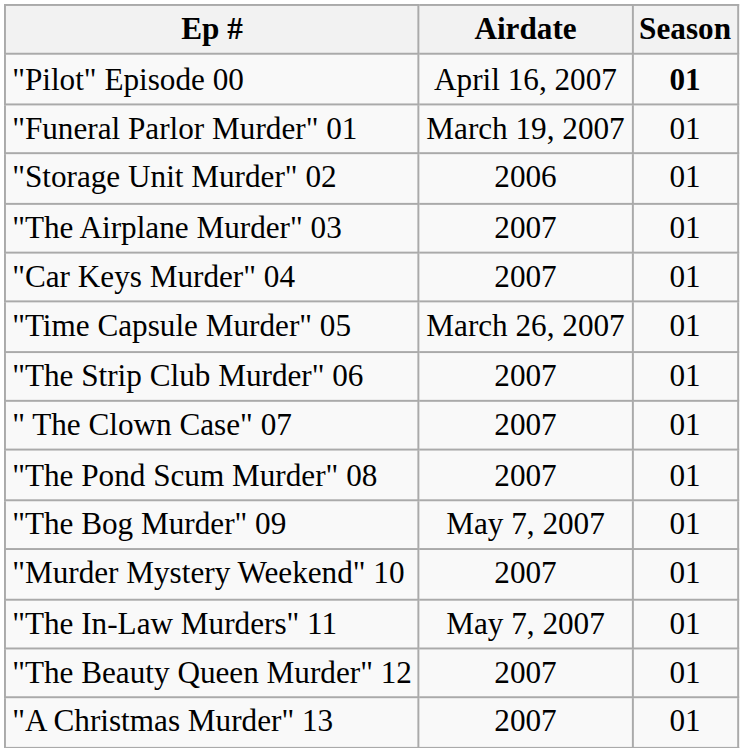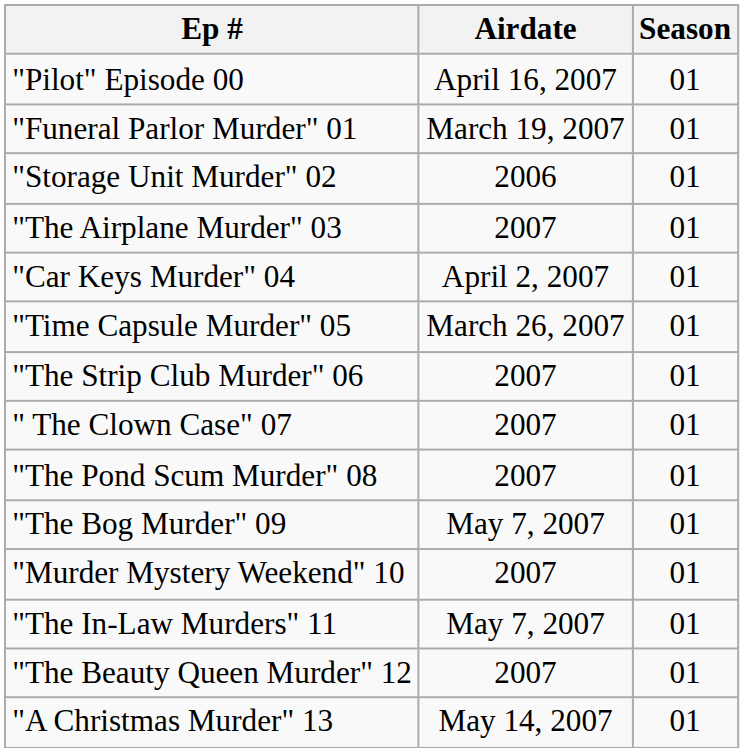(685, 78) bold -> (685, 78) normal
(526, 276) 2007 -> (526, 276) April 2, 2007
(526, 721) 2007 -> (526, 721) May 14, 2007
